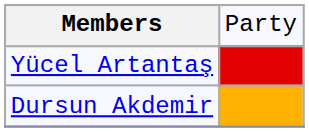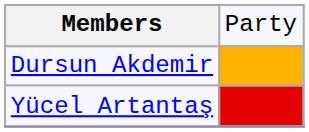rows swapped: (112, 106) <-> (112, 65)
